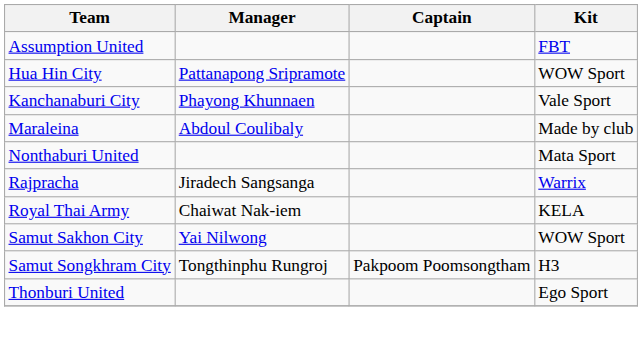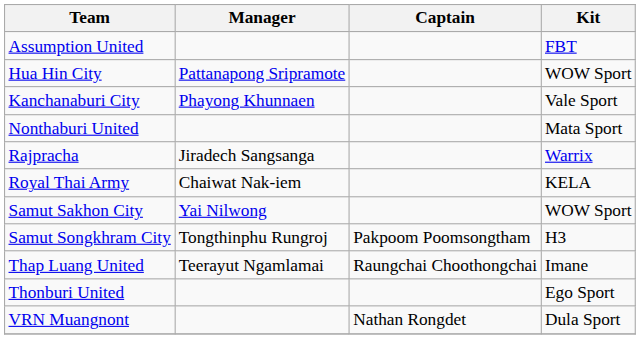- row: (44, 127)
+ row: (76, 264)
+ row: (69, 319)
